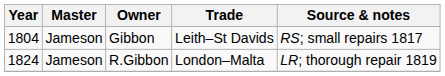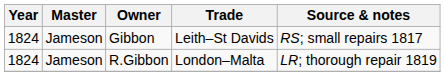(23, 37) 1804 -> (23, 37) 1824
